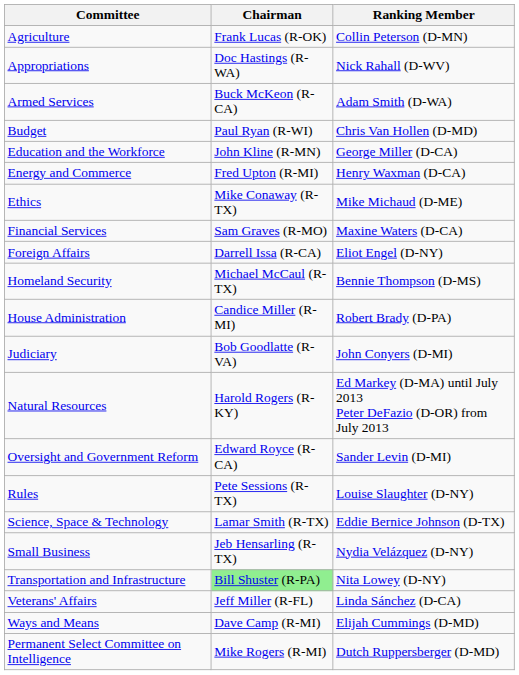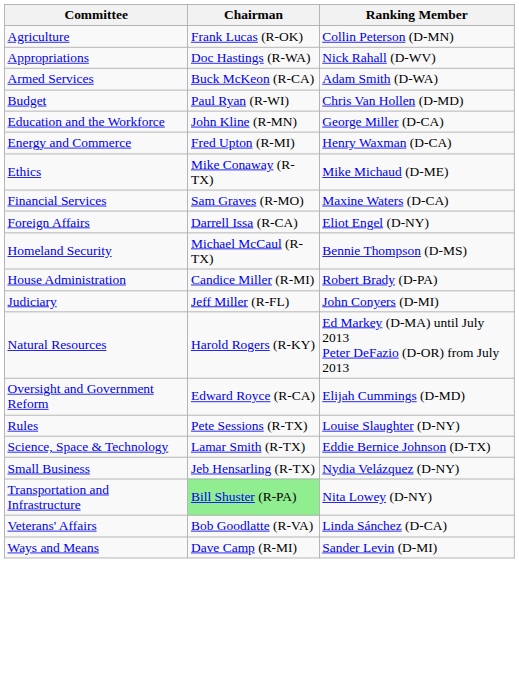(264, 354) Bob Goodlatte (R-VA) -> (240, 301) Jeff Miller (R-FL)
(394, 457) Sander Levin (D-MI) -> (394, 396) Elijah Cummings (D-MD)
(264, 601) Jeff Miller (R-FL) -> (252, 525) Bob Goodlatte (R-VA)
(407, 622) Elijah Cummings (D-MD) -> (380, 547) Sander Levin (D-MI)
- row: (94, 651)
